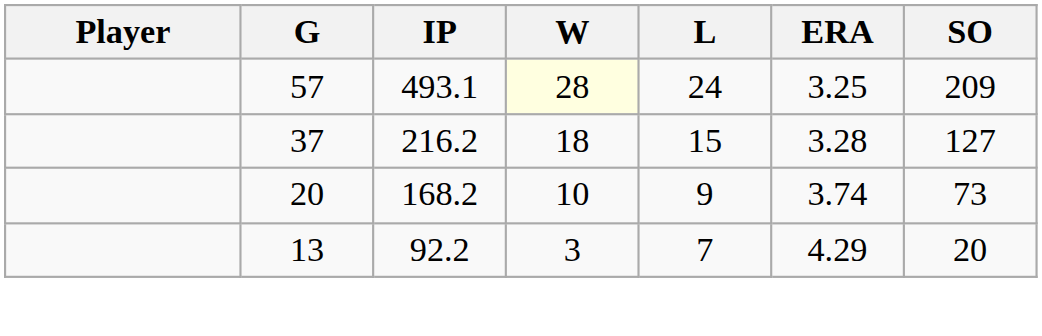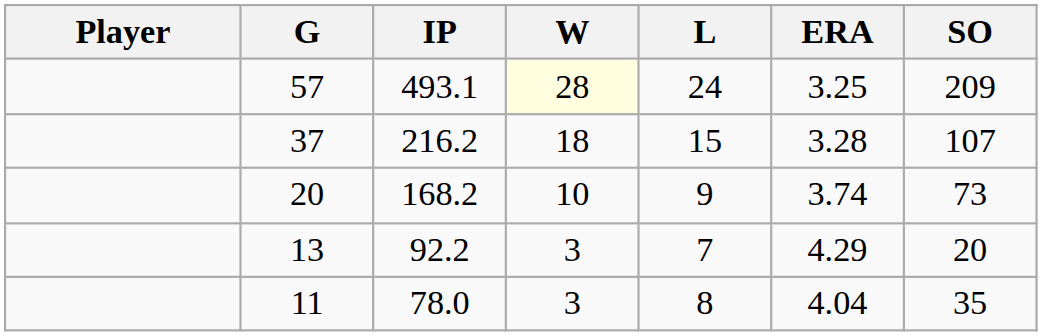(970, 140) 127 -> (970, 140) 107
+ row: (307, 303)
